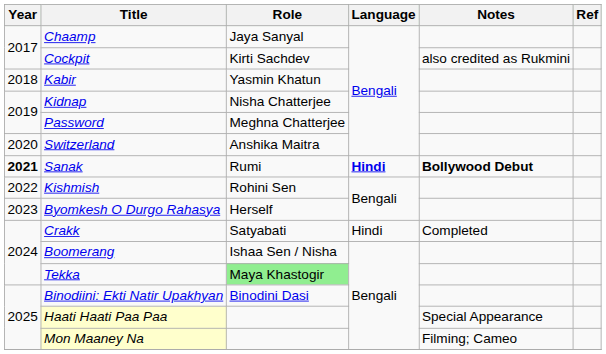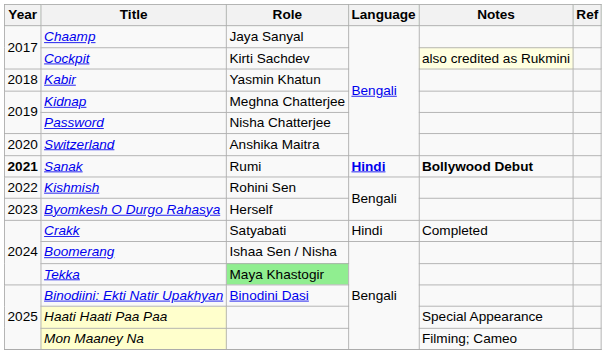(496, 58) no background -> (496, 58) lightyellow background
(280, 101) Nisha Chatterjee -> (287, 101) Meghna Chatterjee
(287, 123) Meghna Chatterjee -> (280, 123) Nisha Chatterjee
